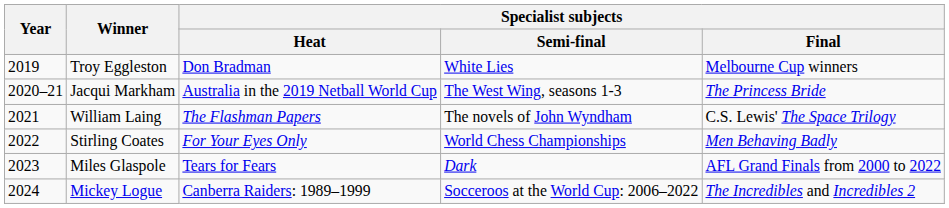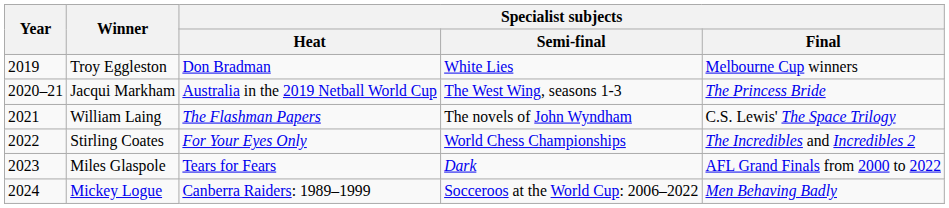(771, 141) Men Behaving Badly -> (810, 141) The Incredibles and Incredibles 2
(810, 191) The Incredibles and Incredibles 2 -> (771, 191) Men Behaving Badly
